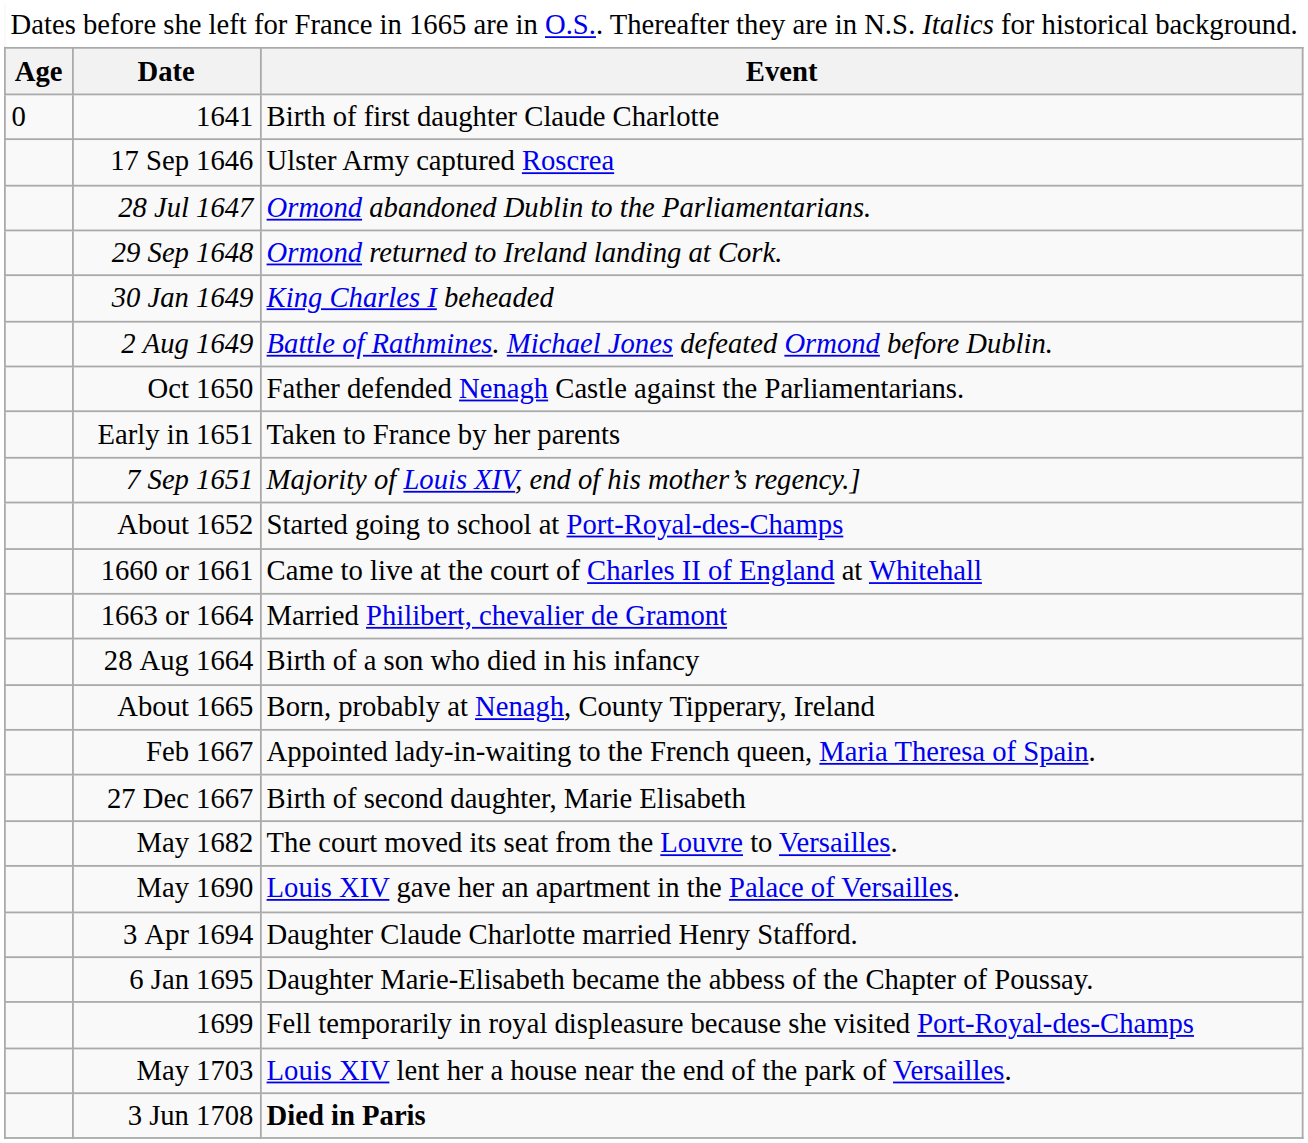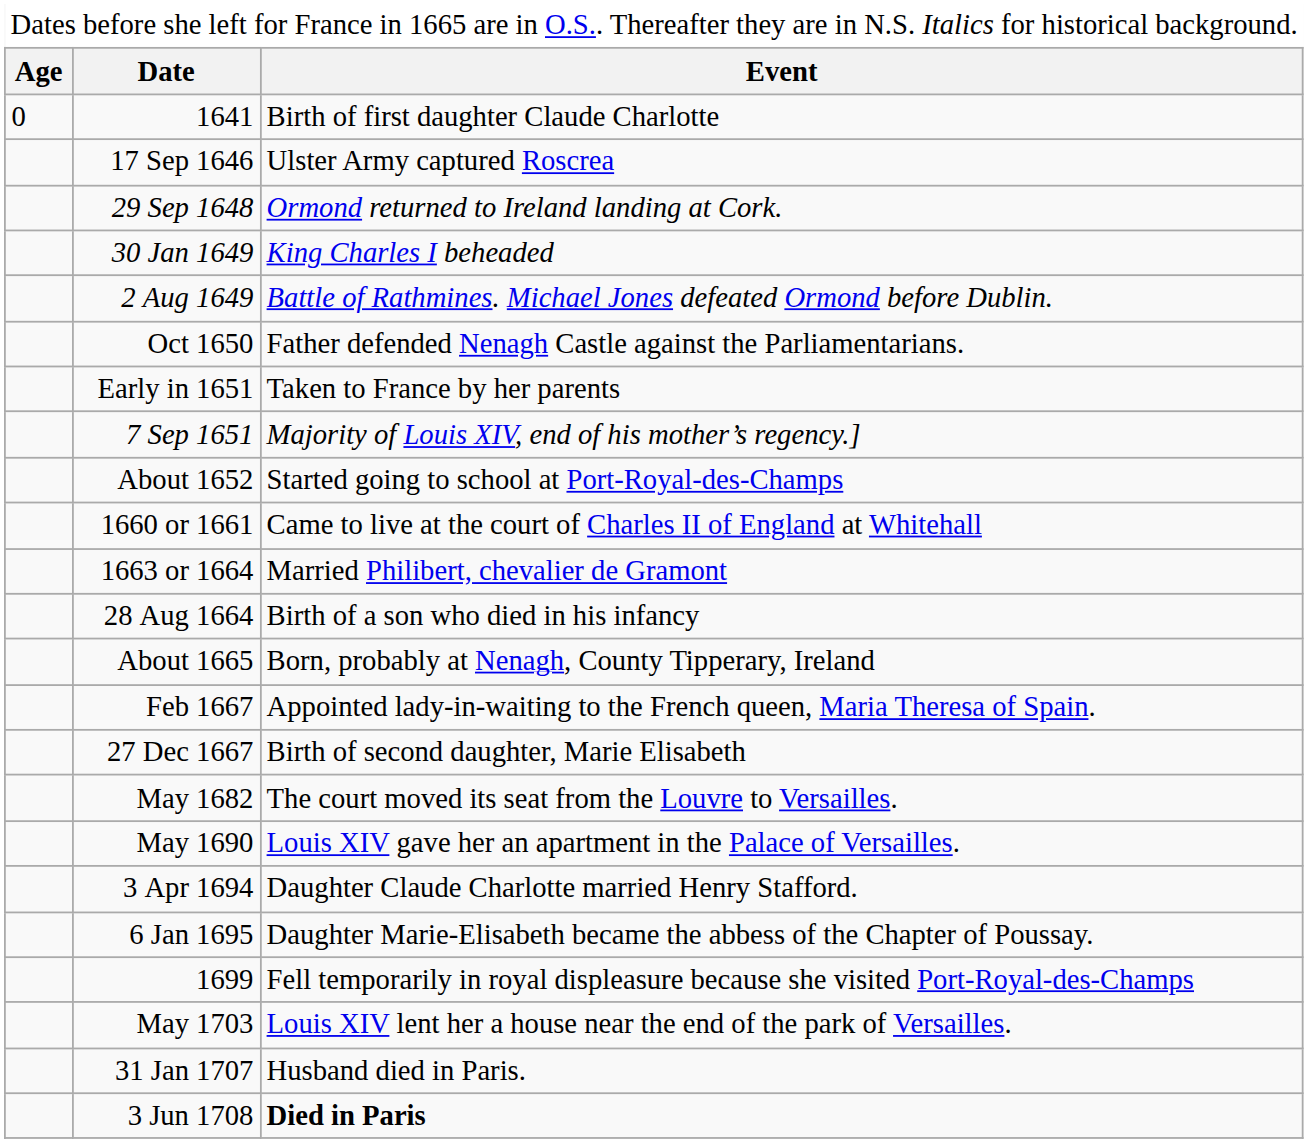- row: (186, 207)
+ row: (184, 1070)
